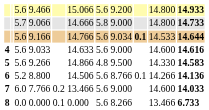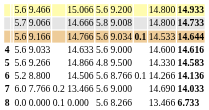(121, 23) 9.000 -> (121, 23) 9.008
(162, 89) 14.600 -> (162, 89) 14.690
